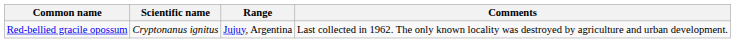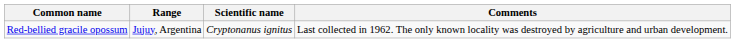columns swapped: (175, 12) <-> (258, 12)
